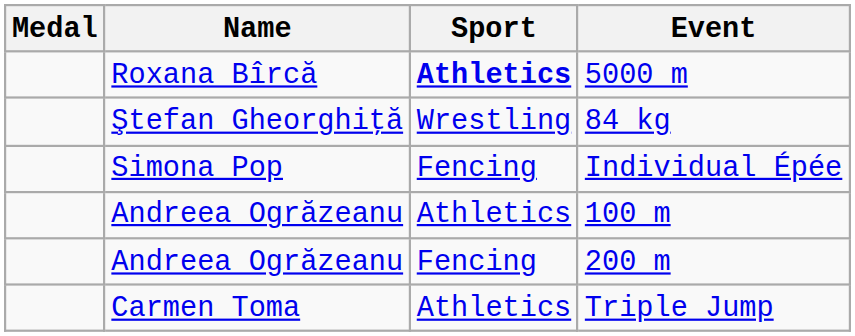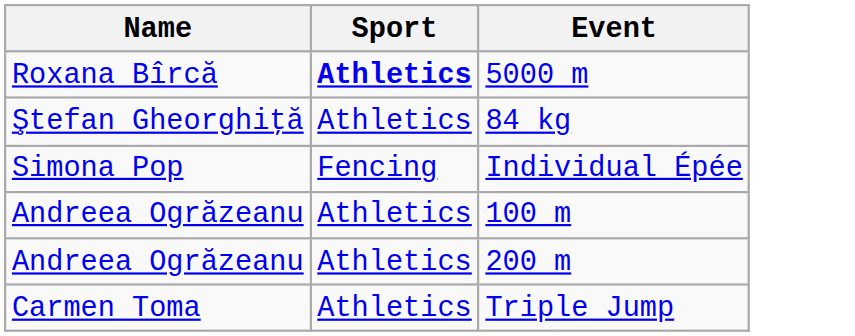- column: (55, 28)
(494, 122) Wrestling -> (395, 122) Athletics
(477, 261) Fencing -> (395, 261) Athletics
